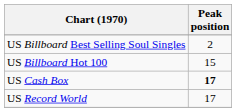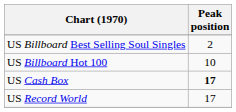(210, 62) 15 -> (210, 62) 10
